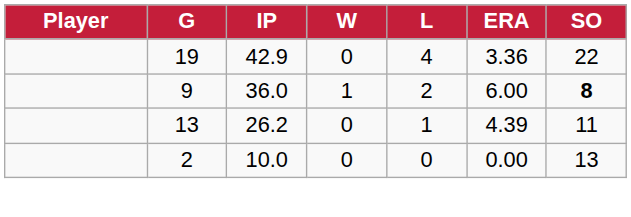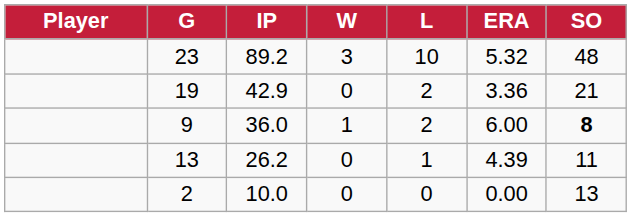+ row: (187, 56)
(427, 56) 4 -> (427, 90) 2
(587, 56) 22 -> (587, 90) 21
